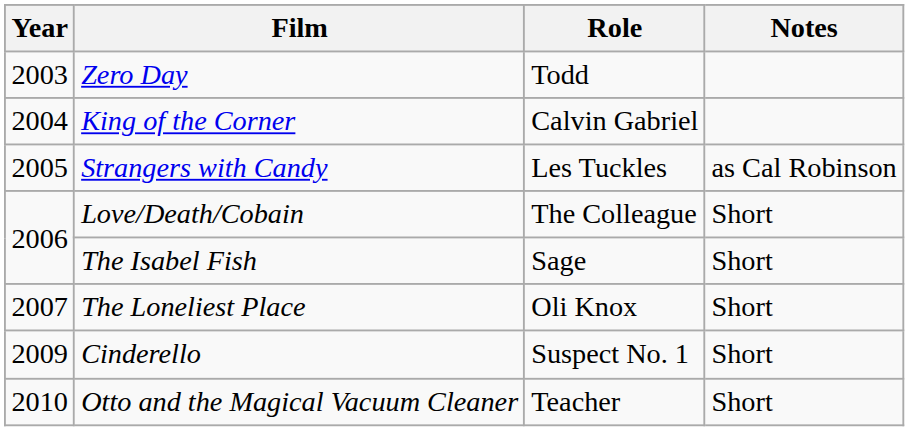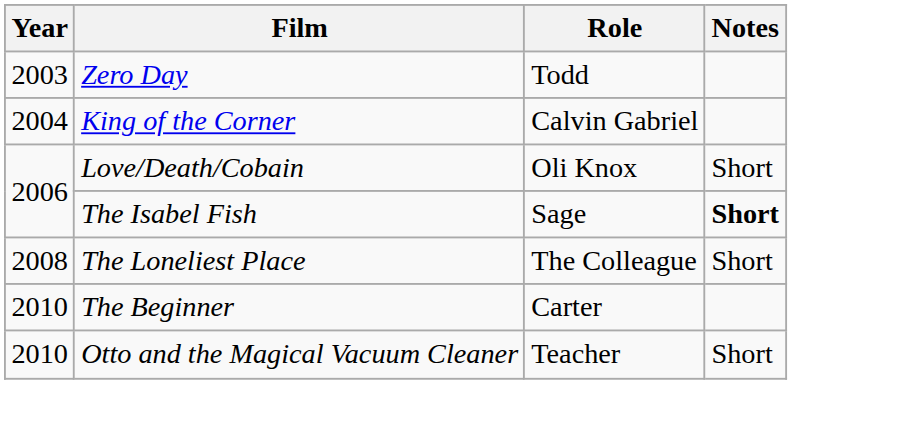- row: (204, 167)
(614, 214) The Colleague -> (584, 167) Oli Knox
(742, 261) normal -> (745, 214) bold
(40, 307) 2007 -> (40, 261) 2008
(584, 307) Oli Knox -> (614, 261) The Colleague
- row: (141, 354)
+ row: (158, 307)
